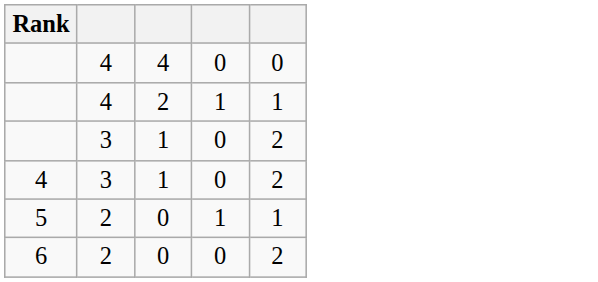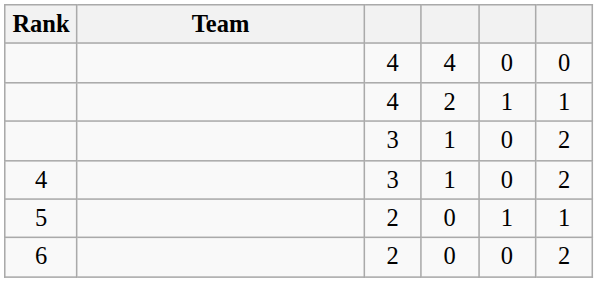+ column: (221, 23)
